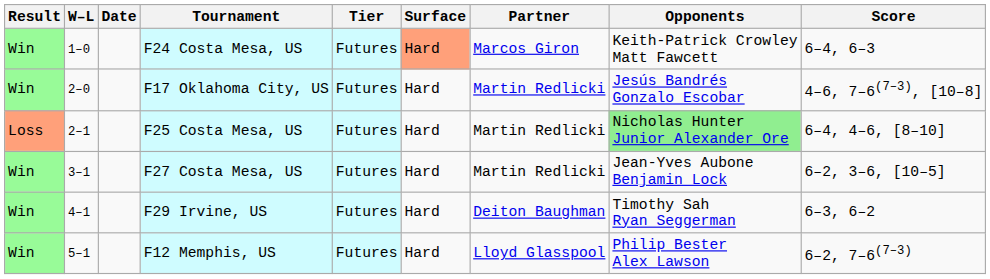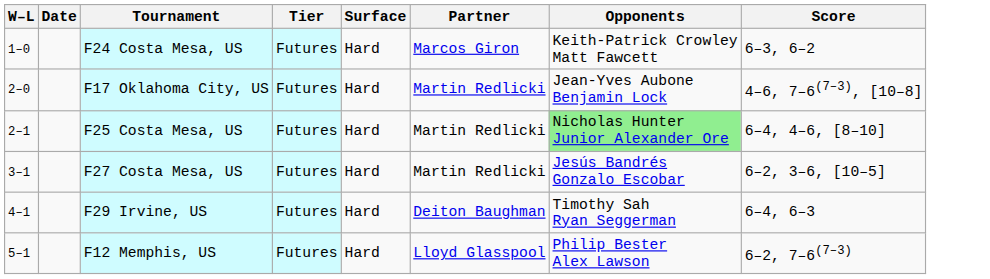- column: (35, 17)
(422, 49) lightsalmon background -> (362, 49) no background
(840, 49) 6–4, 6–3 -> (780, 49) 6–3, 6–2
(679, 90) Jesús Bandrés Gonzalo Escobar -> (623, 90) Jean-Yves Aubone Benjamin Lock
(683, 172) Jean-Yves Aubone Benjamin Lock -> (619, 172) Jesús Bandrés Gonzalo Escobar
(840, 213) 6–3, 6–2 -> (780, 213) 6–4, 6–3
